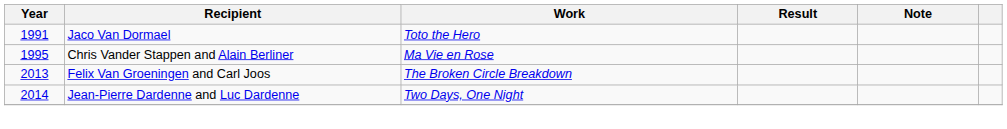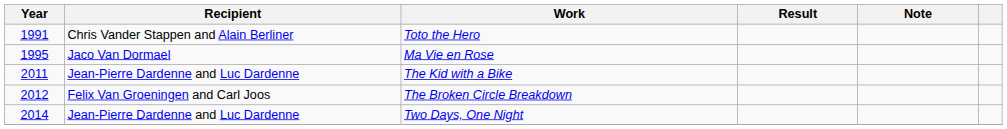(119, 34) Jaco Van Dormael -> (180, 34) Chris Vander Stappen and Alain Berliner
(180, 54) Chris Vander Stappen and Alain Berliner -> (119, 54) Jaco Van Dormael
+ row: (458, 74)
(34, 74) 2013 -> (34, 94) 2012
